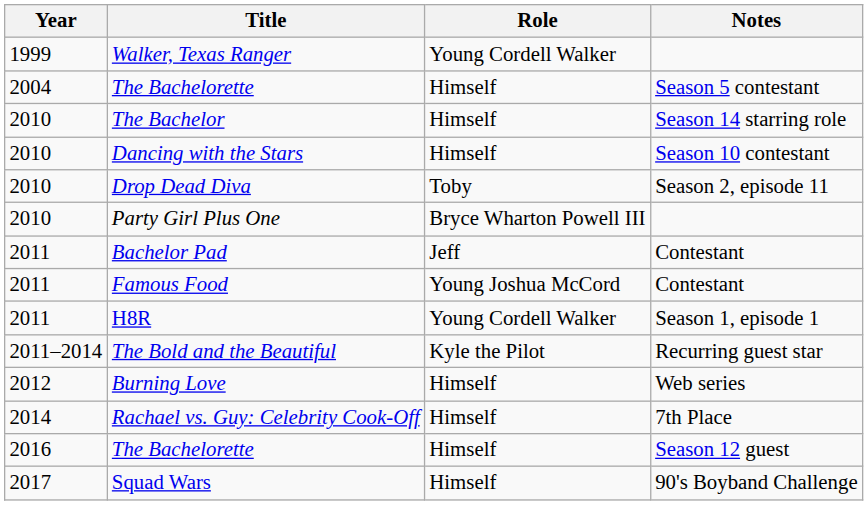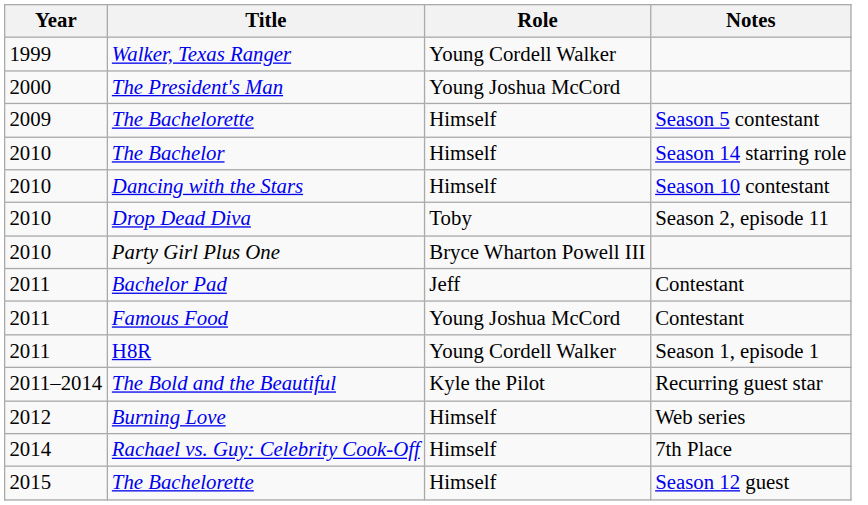+ row: (197, 86)
(30, 86) 2004 -> (30, 119) 2009
(30, 449) 2016 -> (30, 482) 2015
- row: (161, 482)
